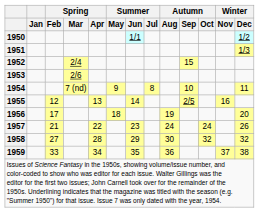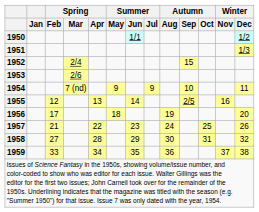(152, 88) 8 -> (152, 88) 9
(207, 127) 24 -> (207, 127) 25
(207, 139) 32 -> (207, 139) 31
